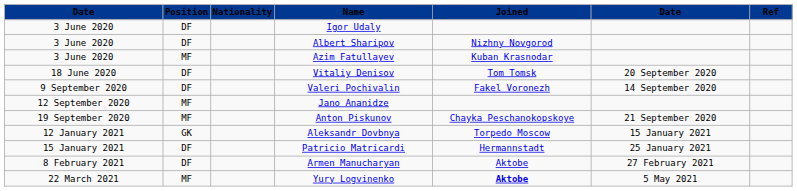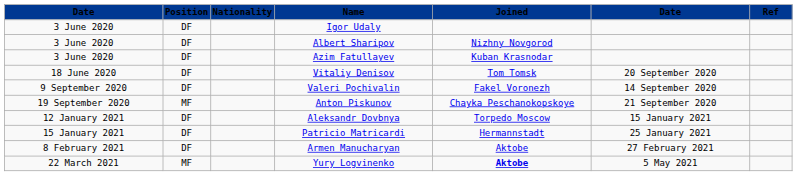(187, 57) MF -> (187, 57) DF
- row: (354, 102)
(187, 133) GK -> (187, 118) DF
